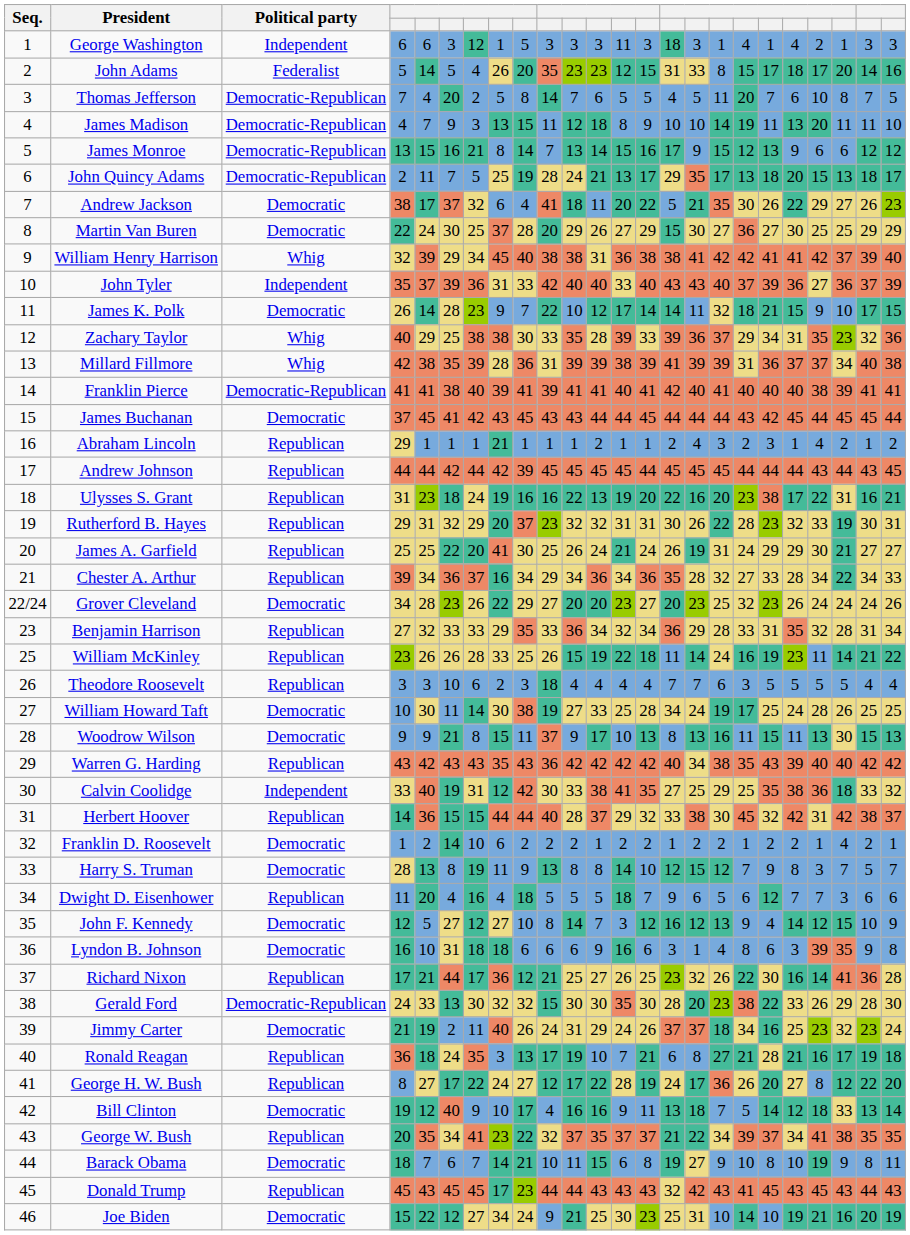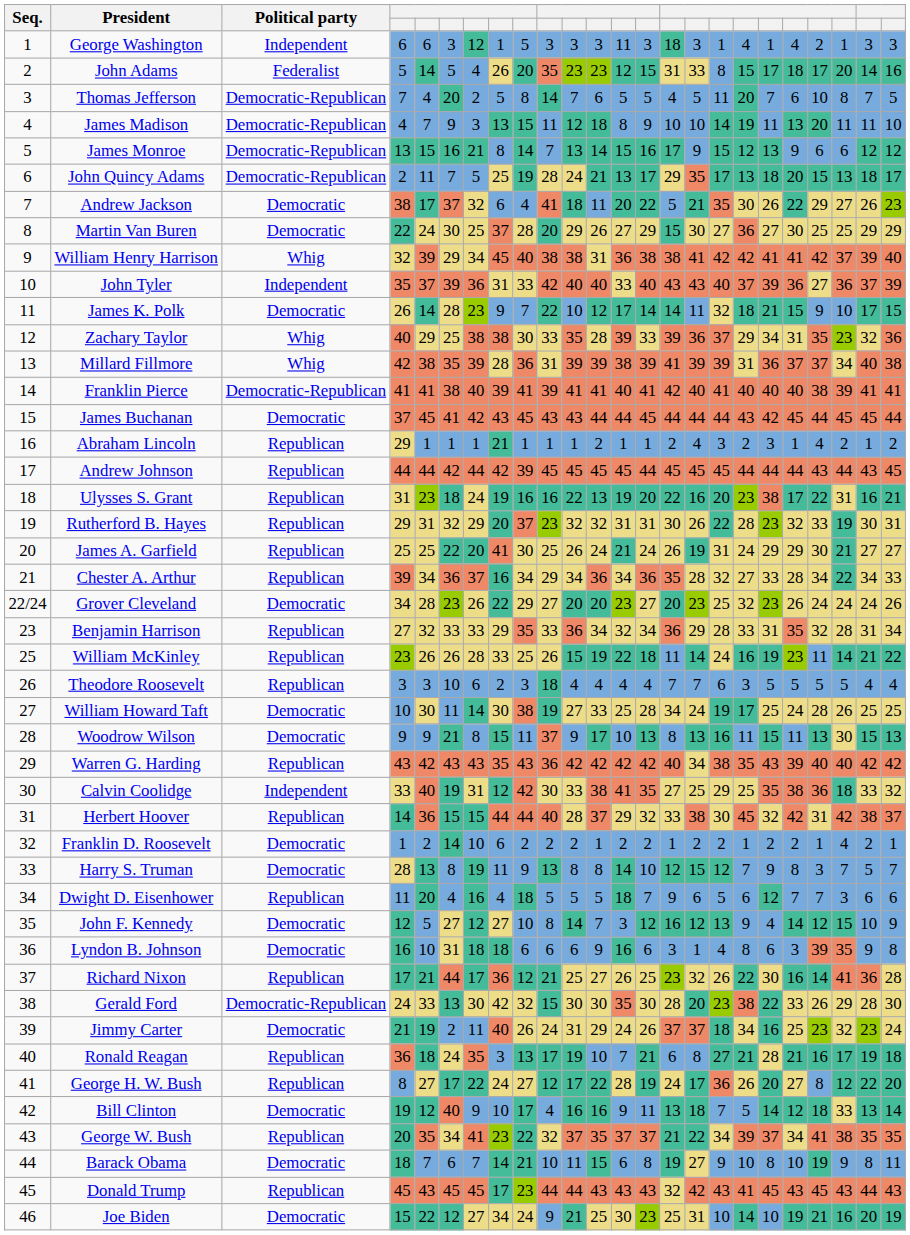(501, 1003) 32 -> (501, 1003) 42
